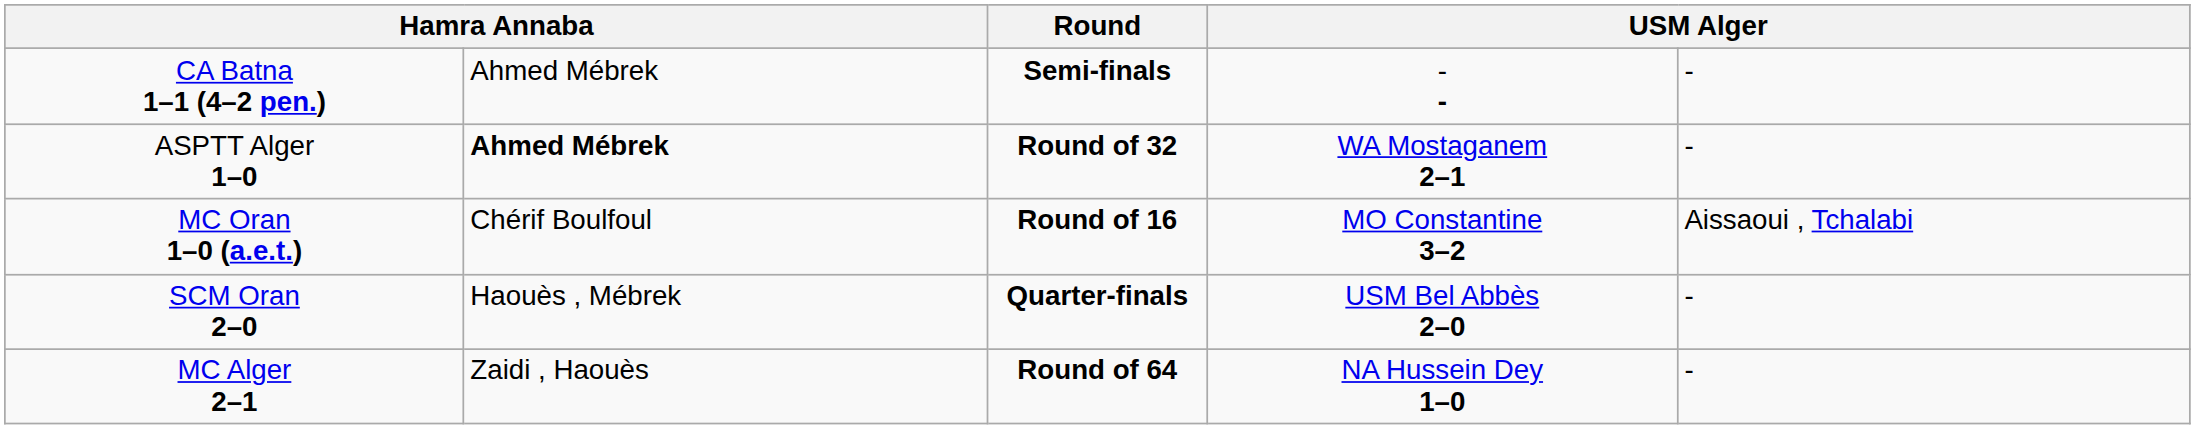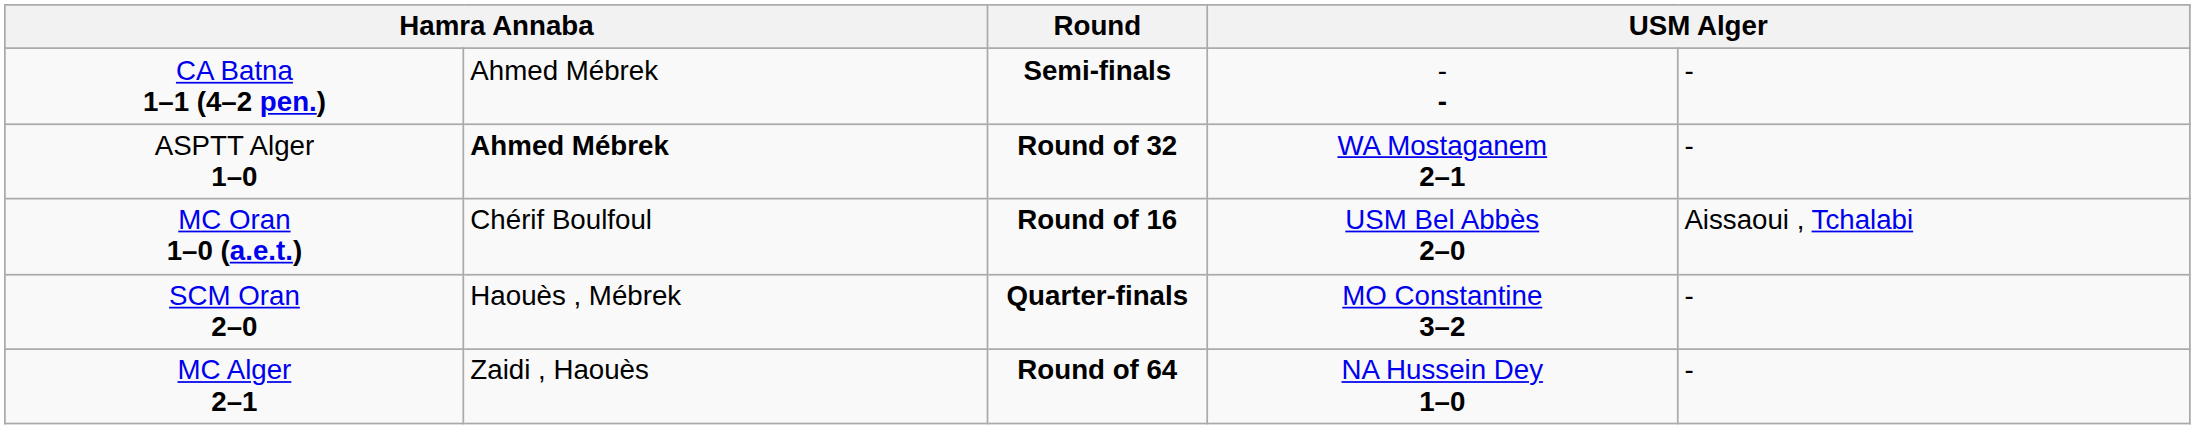(1442, 235) MO Constantine 3–2 -> (1442, 235) USM Bel Abbès 2–0
(1442, 311) USM Bel Abbès 2–0 -> (1442, 311) MO Constantine 3–2
